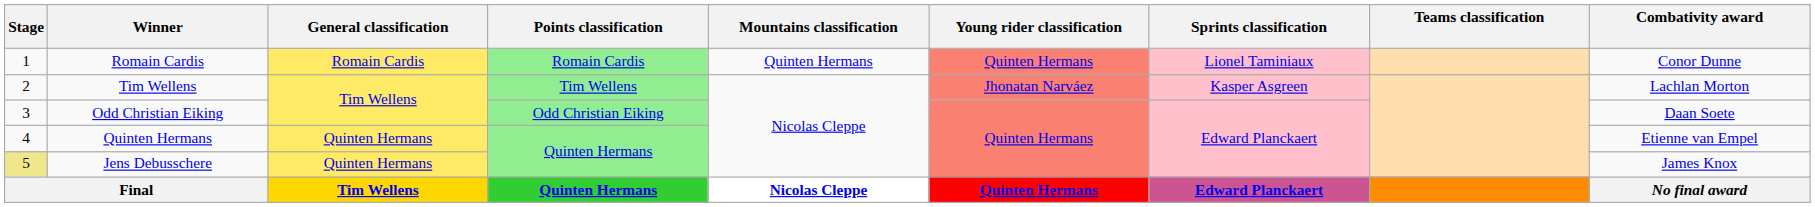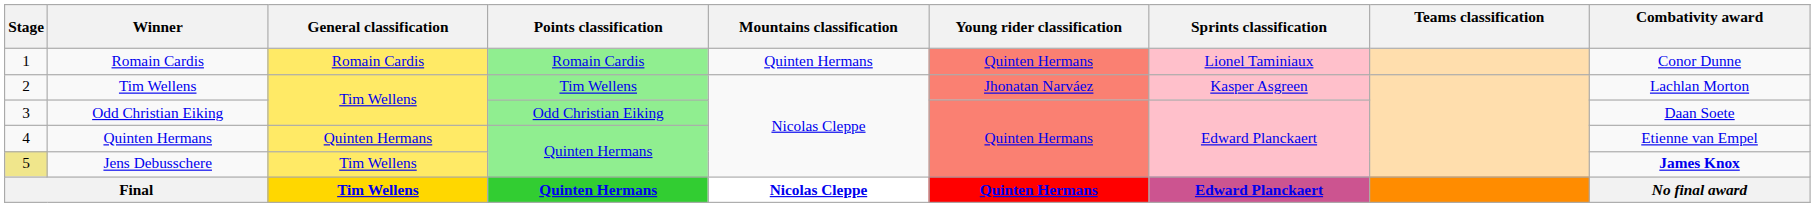(378, 164) Quinten Hermans -> (378, 164) Tim Wellens
(1700, 164) normal -> (1700, 164) bold
